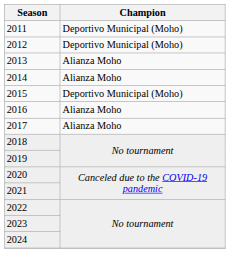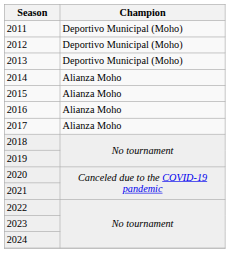(92, 61) Alianza Moho -> (123, 61) Deportivo Municipal (Moho)
(123, 93) Deportivo Municipal (Moho) -> (92, 93) Alianza Moho
